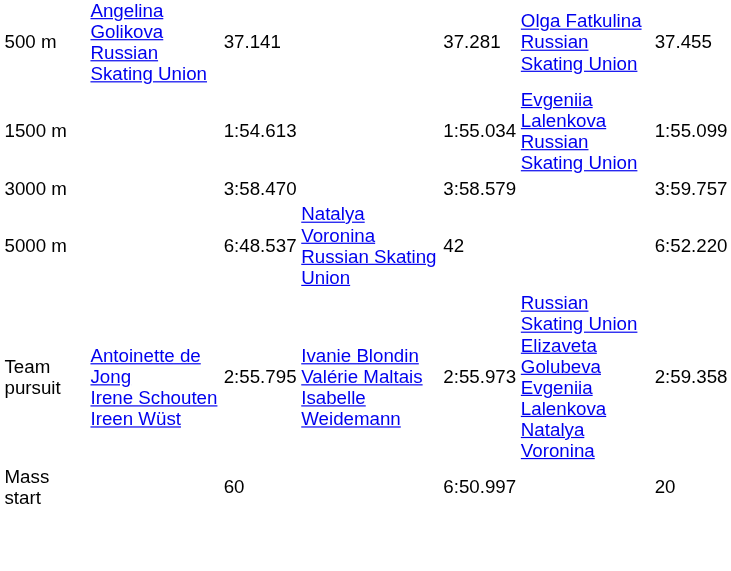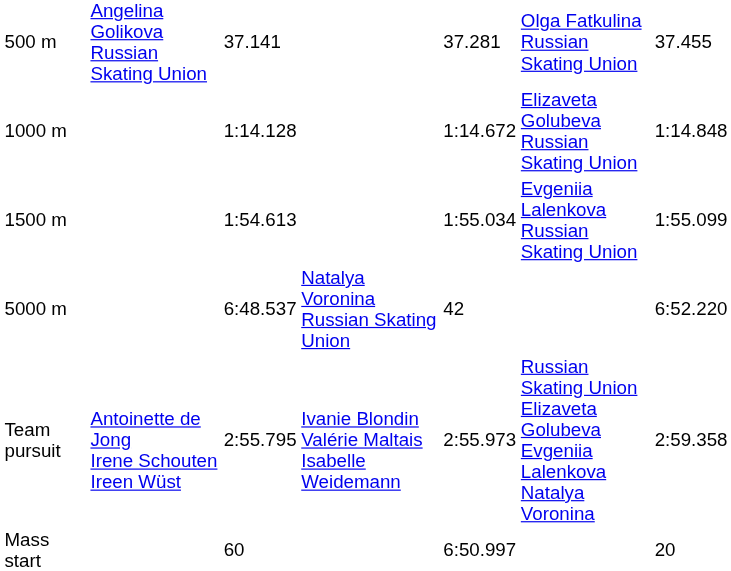+ row: (36, 131)
- row: (36, 188)
